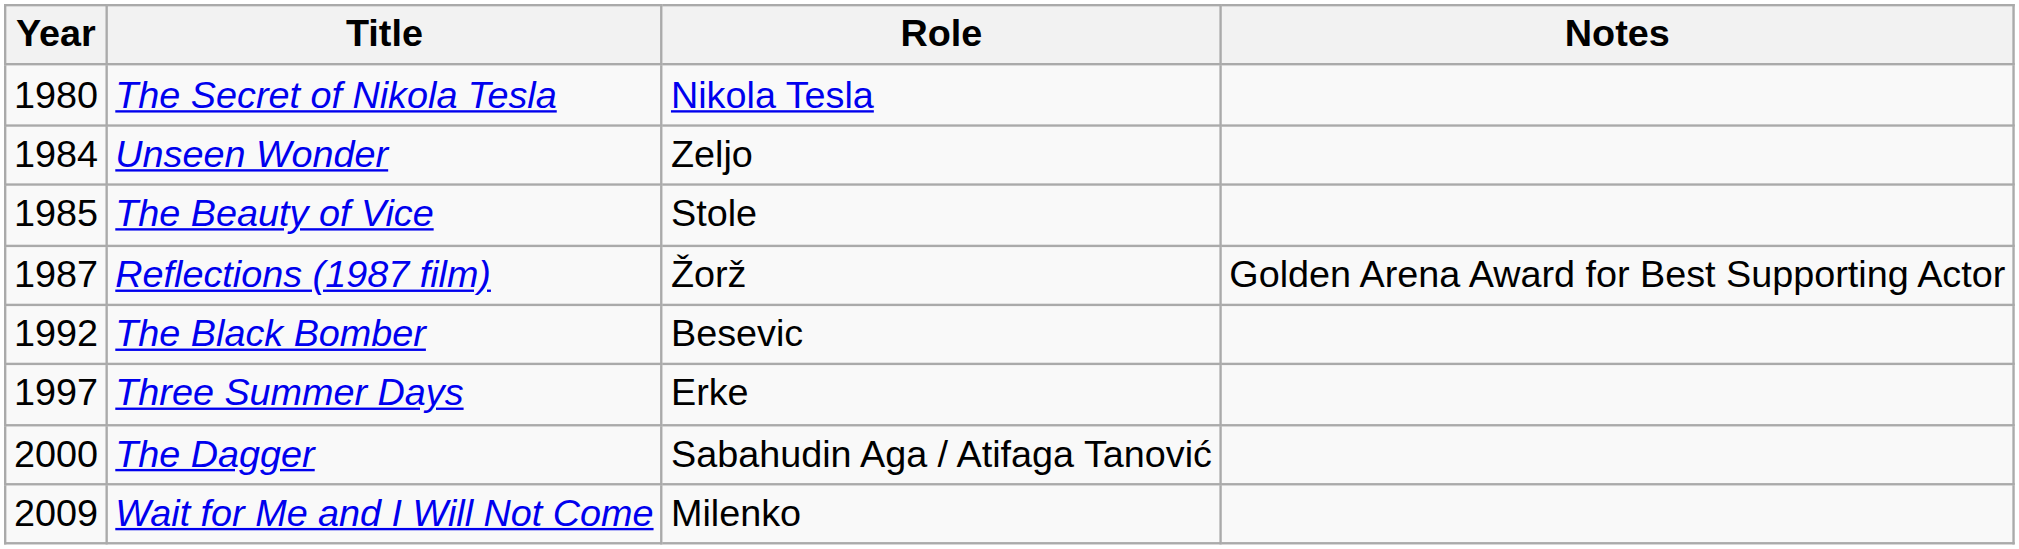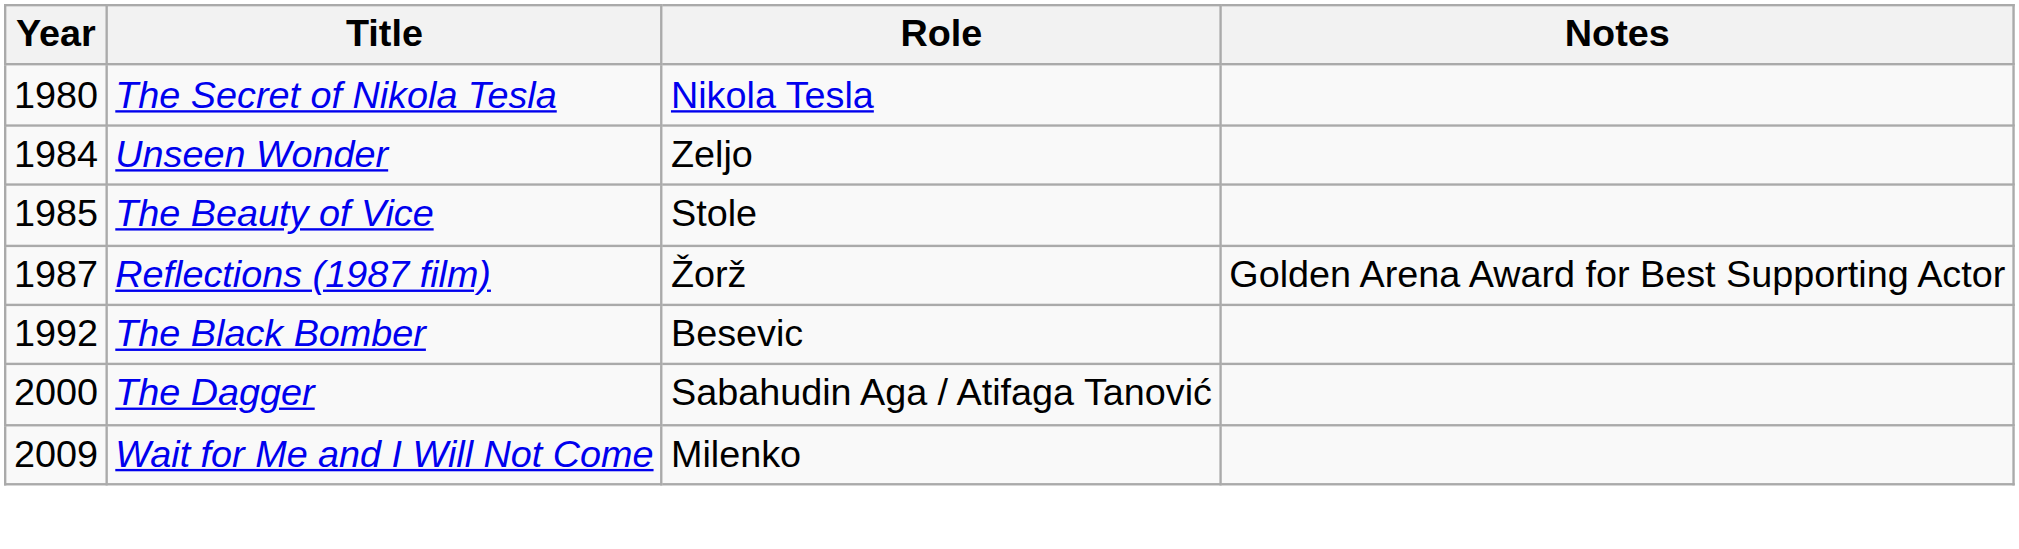- row: (289, 393)
